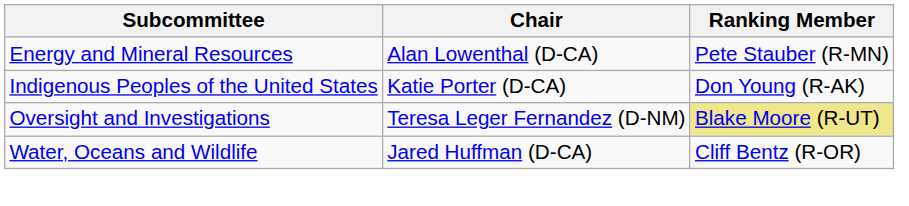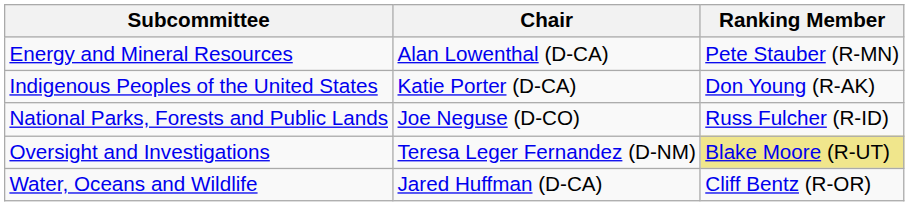+ row: (199, 119)
